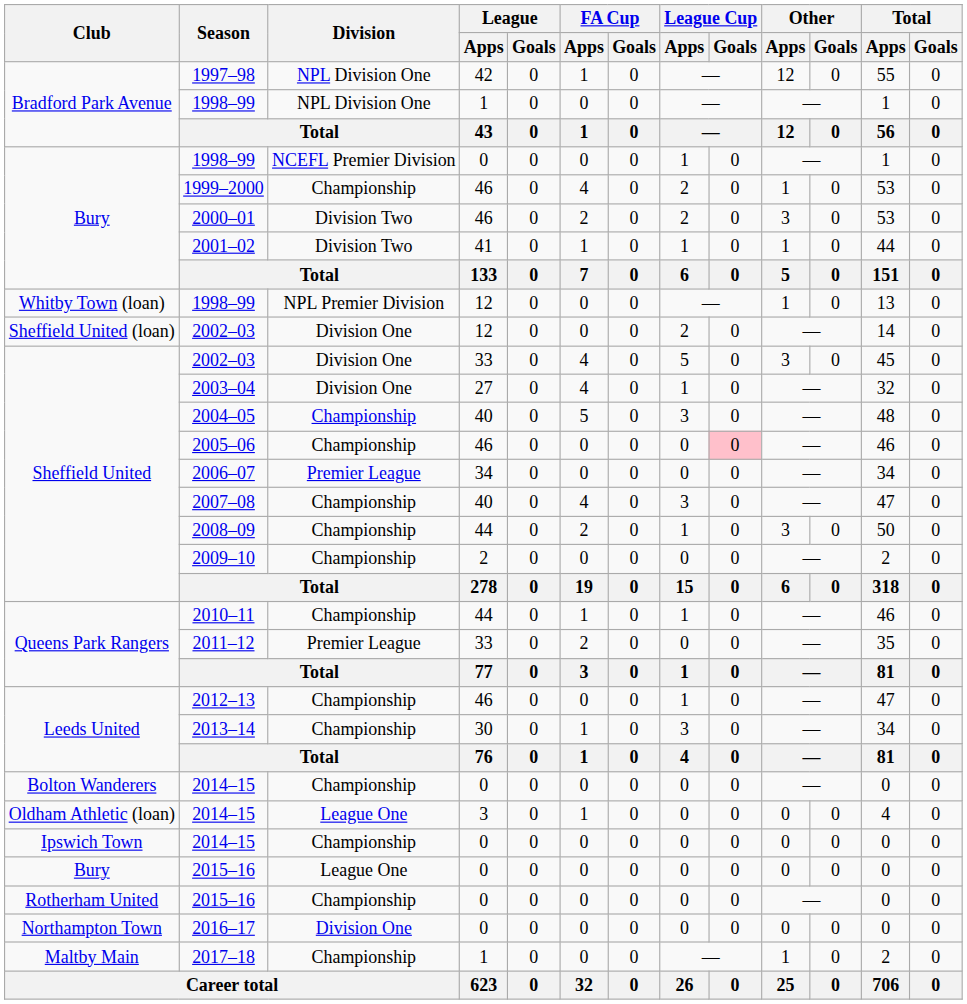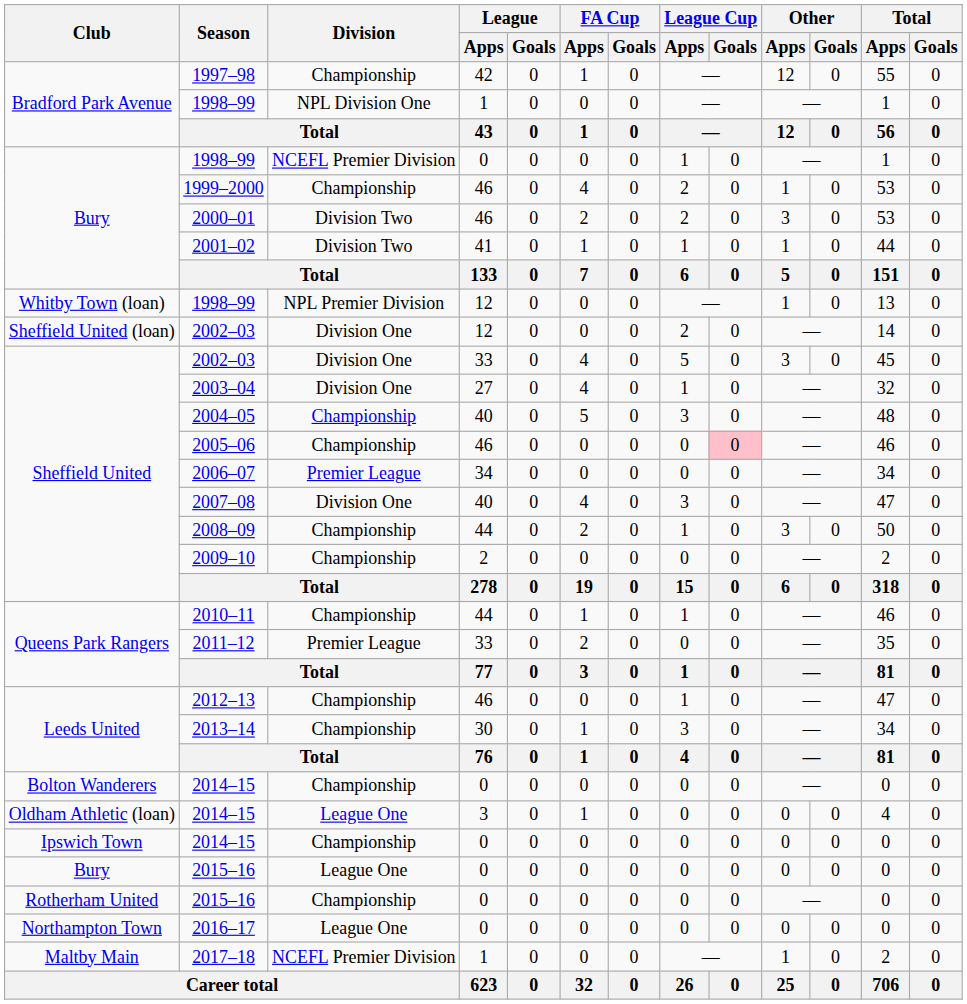(364, 75) NPL Division One -> (364, 75) Championship
(364, 501) Championship -> (364, 501) Division One
(364, 928) Division One -> (364, 928) League One
(364, 956) Championship -> (364, 956) NCEFL Premier Division
